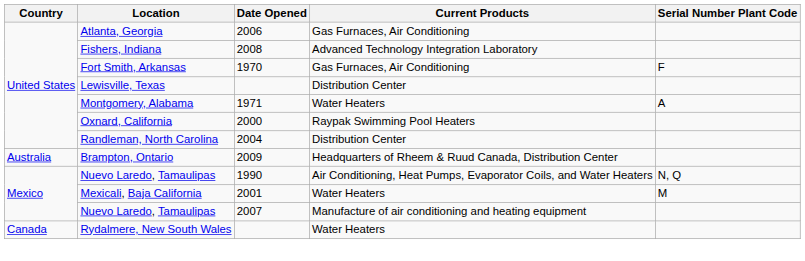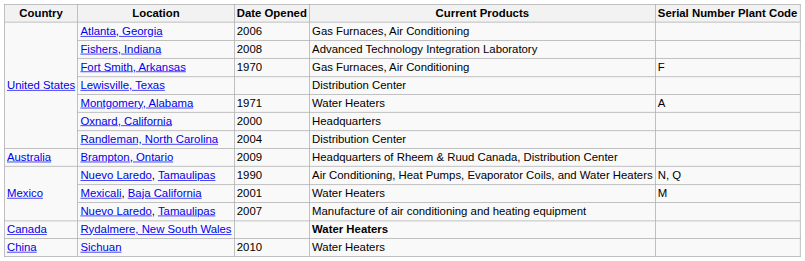(394, 121) Raypak Swimming Pool Heaters -> (346, 121) Headquarters
(348, 229) normal -> (350, 229) bold
+ row: (101, 247)
